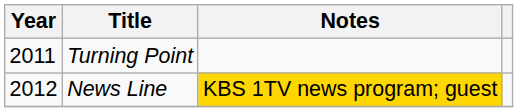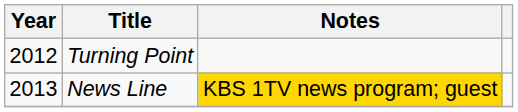(33, 55) 2011 -> (33, 55) 2012
(33, 89) 2012 -> (33, 89) 2013
